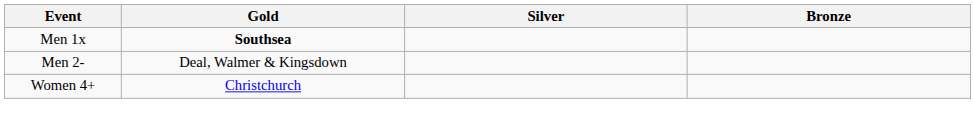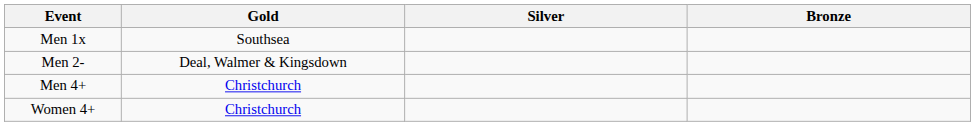(263, 39) bold -> (263, 39) normal
+ row: (63, 86)
